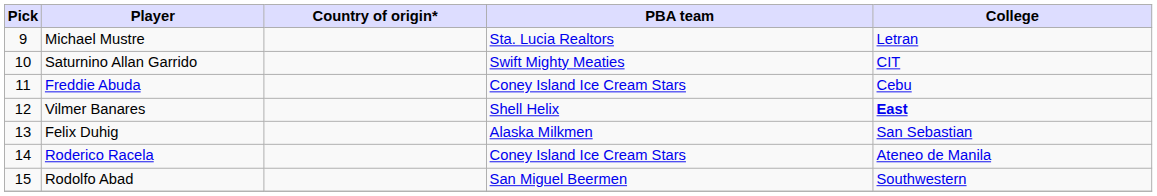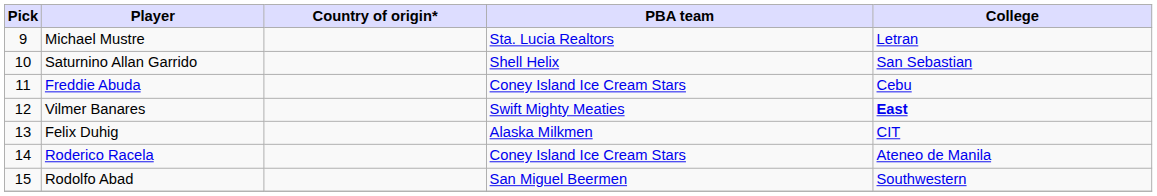(557, 62) Swift Mighty Meaties -> (524, 62) Shell Helix
(888, 62) CIT -> (924, 62) San Sebastian
(524, 109) Shell Helix -> (557, 109) Swift Mighty Meaties
(924, 132) San Sebastian -> (888, 132) CIT
